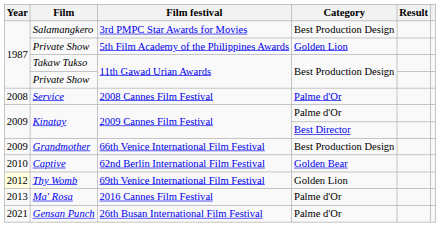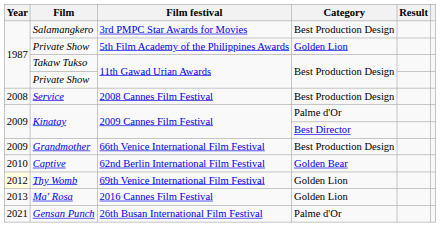(318, 96) Palme d'Or -> (344, 96) Best Production Design
(318, 197) Palme d'Or -> (321, 197) Golden Lion
